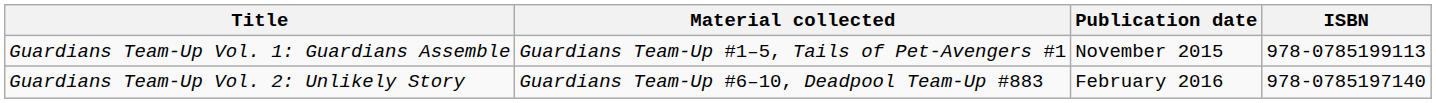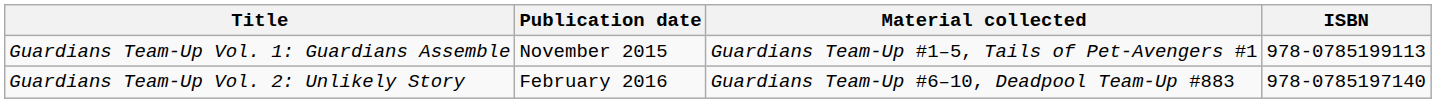columns swapped: (793, 20) <-> (1166, 20)
